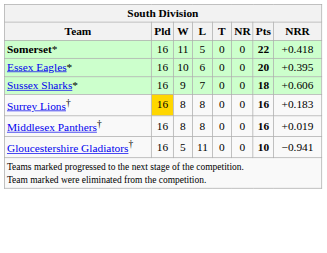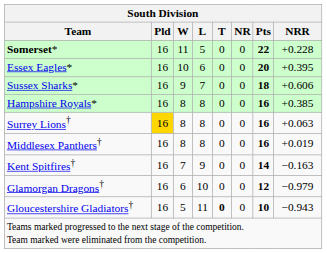(297, 49) +0.418 -> (297, 49) +0.228
+ row: (52, 103)
(297, 105) +0.183 -> (297, 123) +0.063
+ row: (41, 165)
+ row: (55, 186)
(222, 147) normal -> (222, 207) bold
(297, 147) −0.941 -> (297, 207) −0.943
